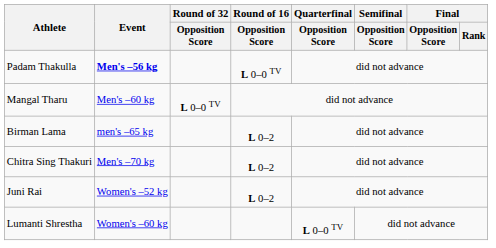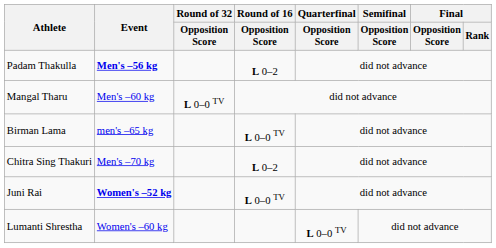(261, 73) L 0–0 TV -> (265, 72) L 0–2
(261, 138) L 0–2 -> (265, 136) L 0–0 TV
(132, 192) normal -> (134, 193) bold
(261, 198) L 0–2 -> (265, 199) L 0–0 TV
